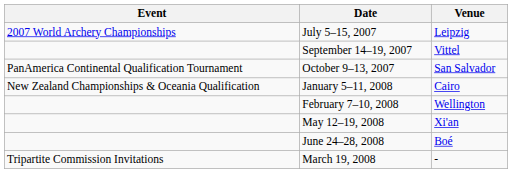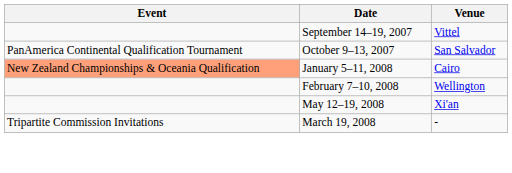- row: (339, 31)
(133, 86) no background -> (133, 68) lightsalmon background
- row: (343, 141)
